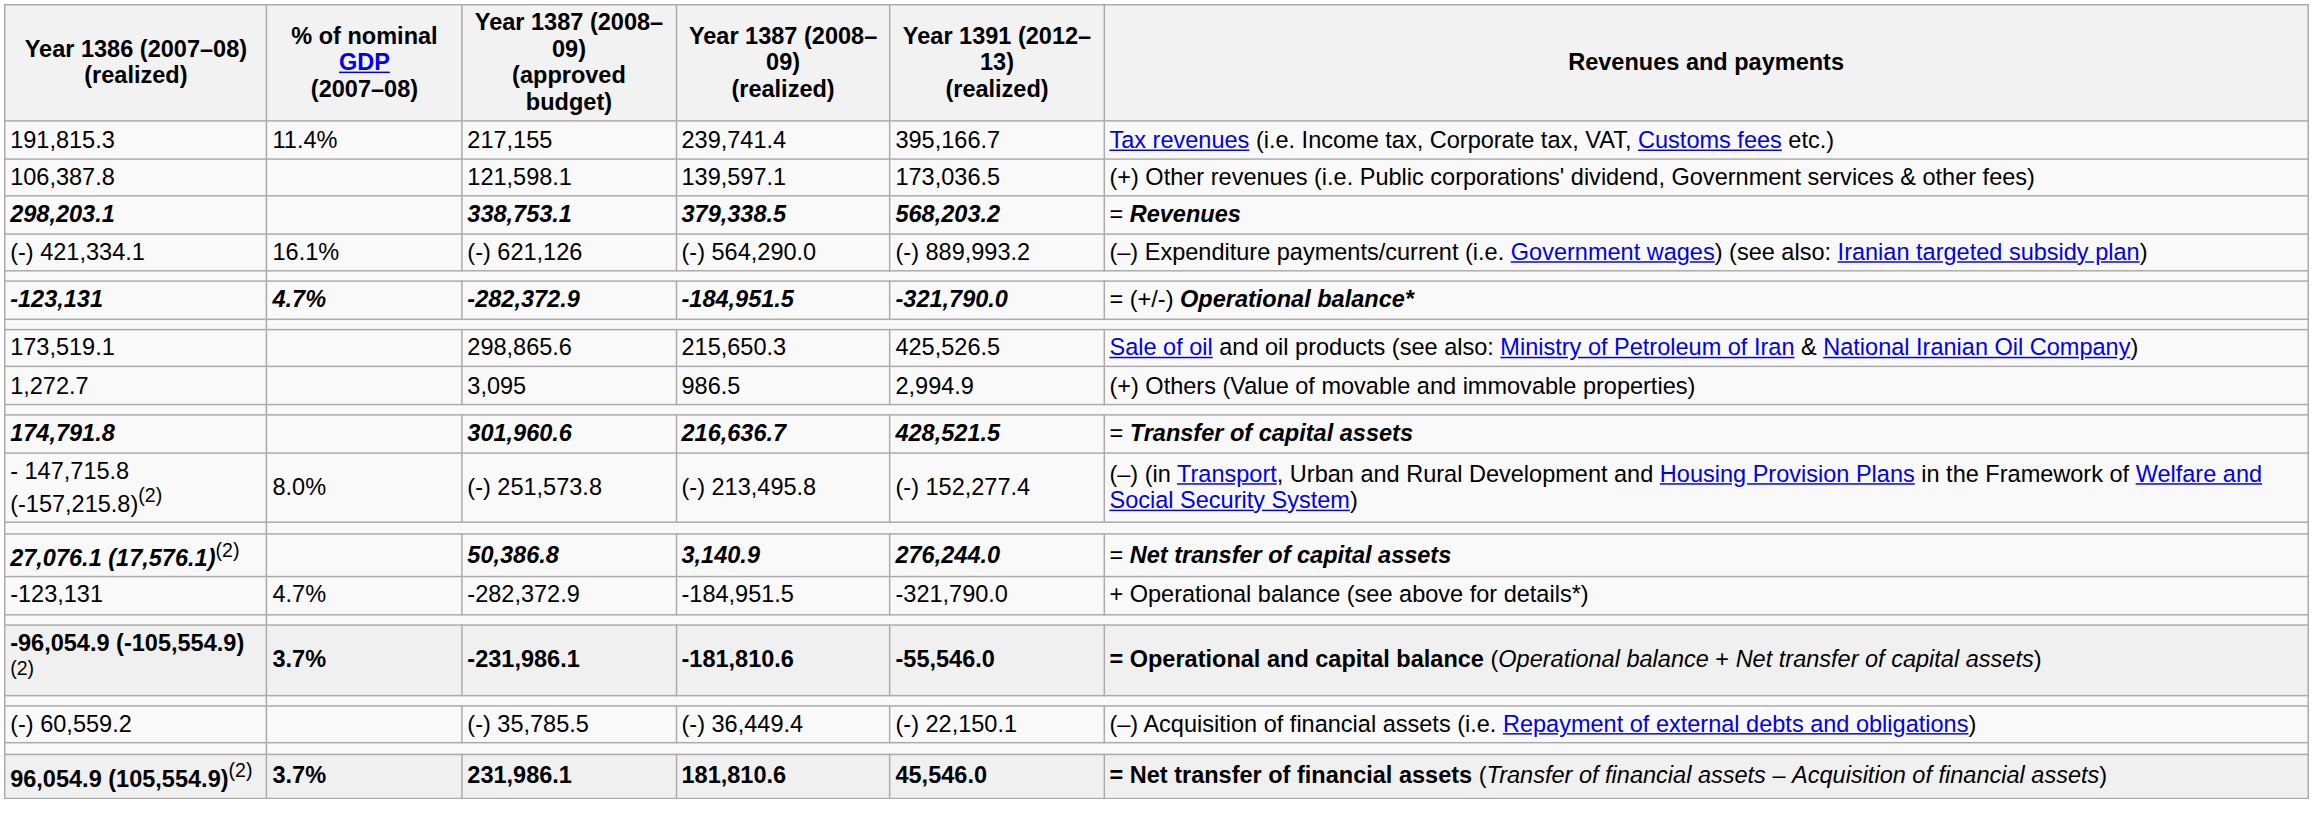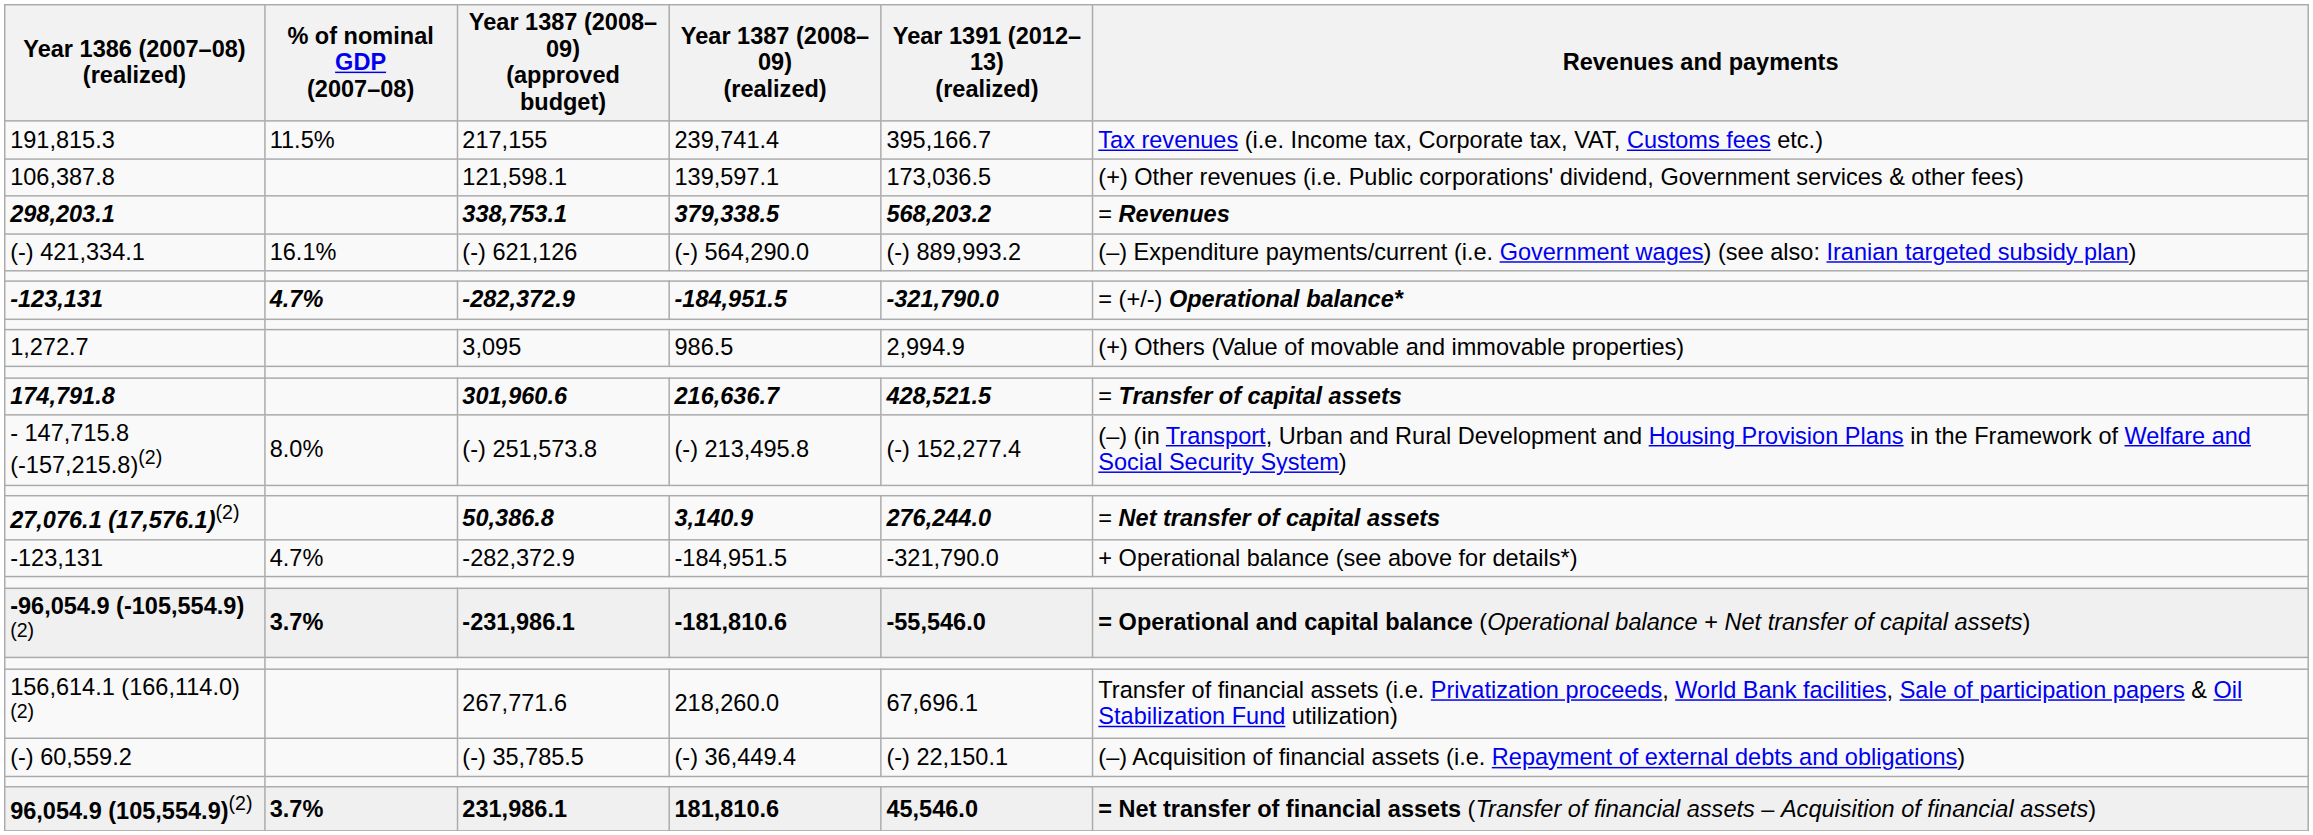(305, 139) 11.4% -> (302, 139) 11.5%
- row: (62, 348)
+ row: (125, 698)
